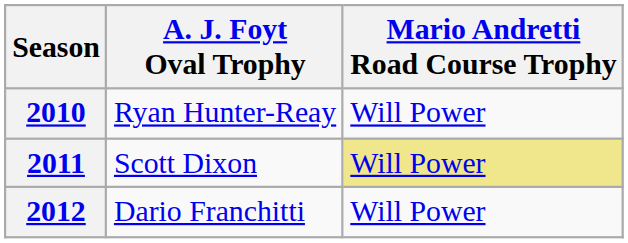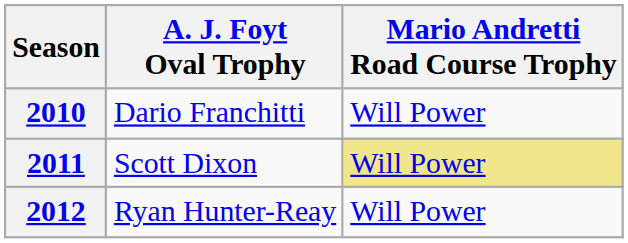(225, 112) Ryan Hunter-Reay -> (209, 112) Dario Franchitti
(209, 211) Dario Franchitti -> (225, 211) Ryan Hunter-Reay
